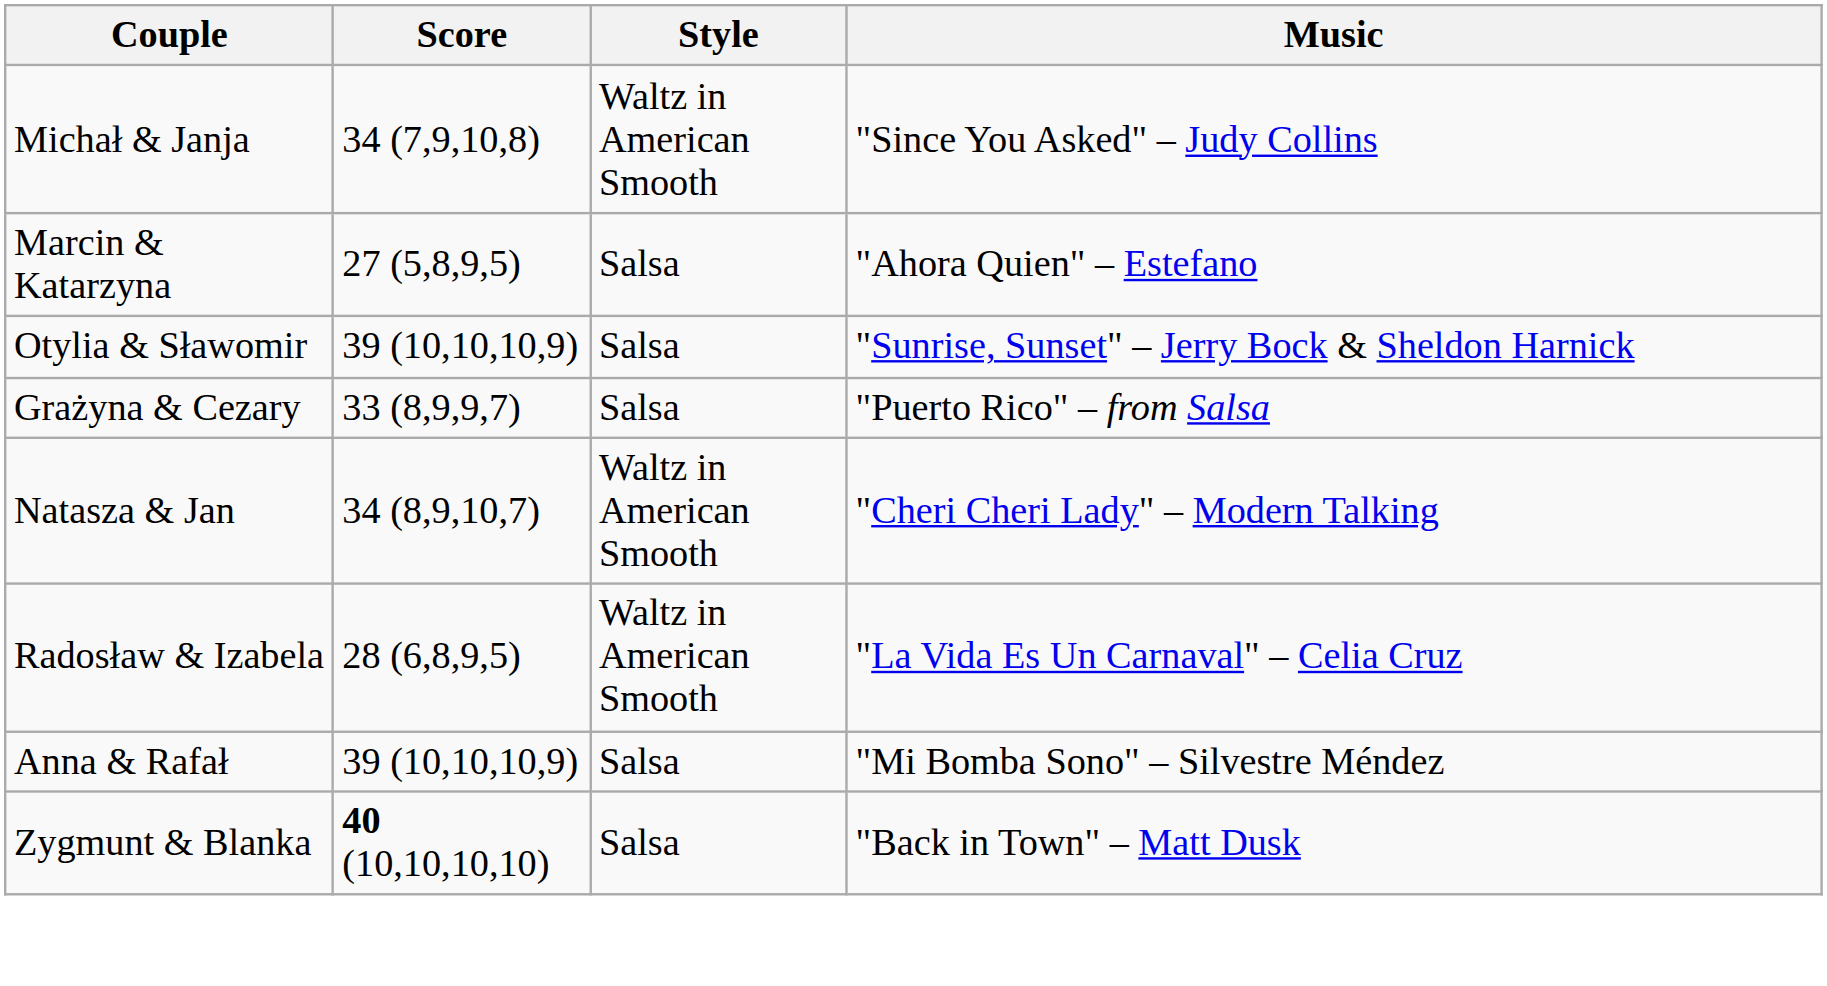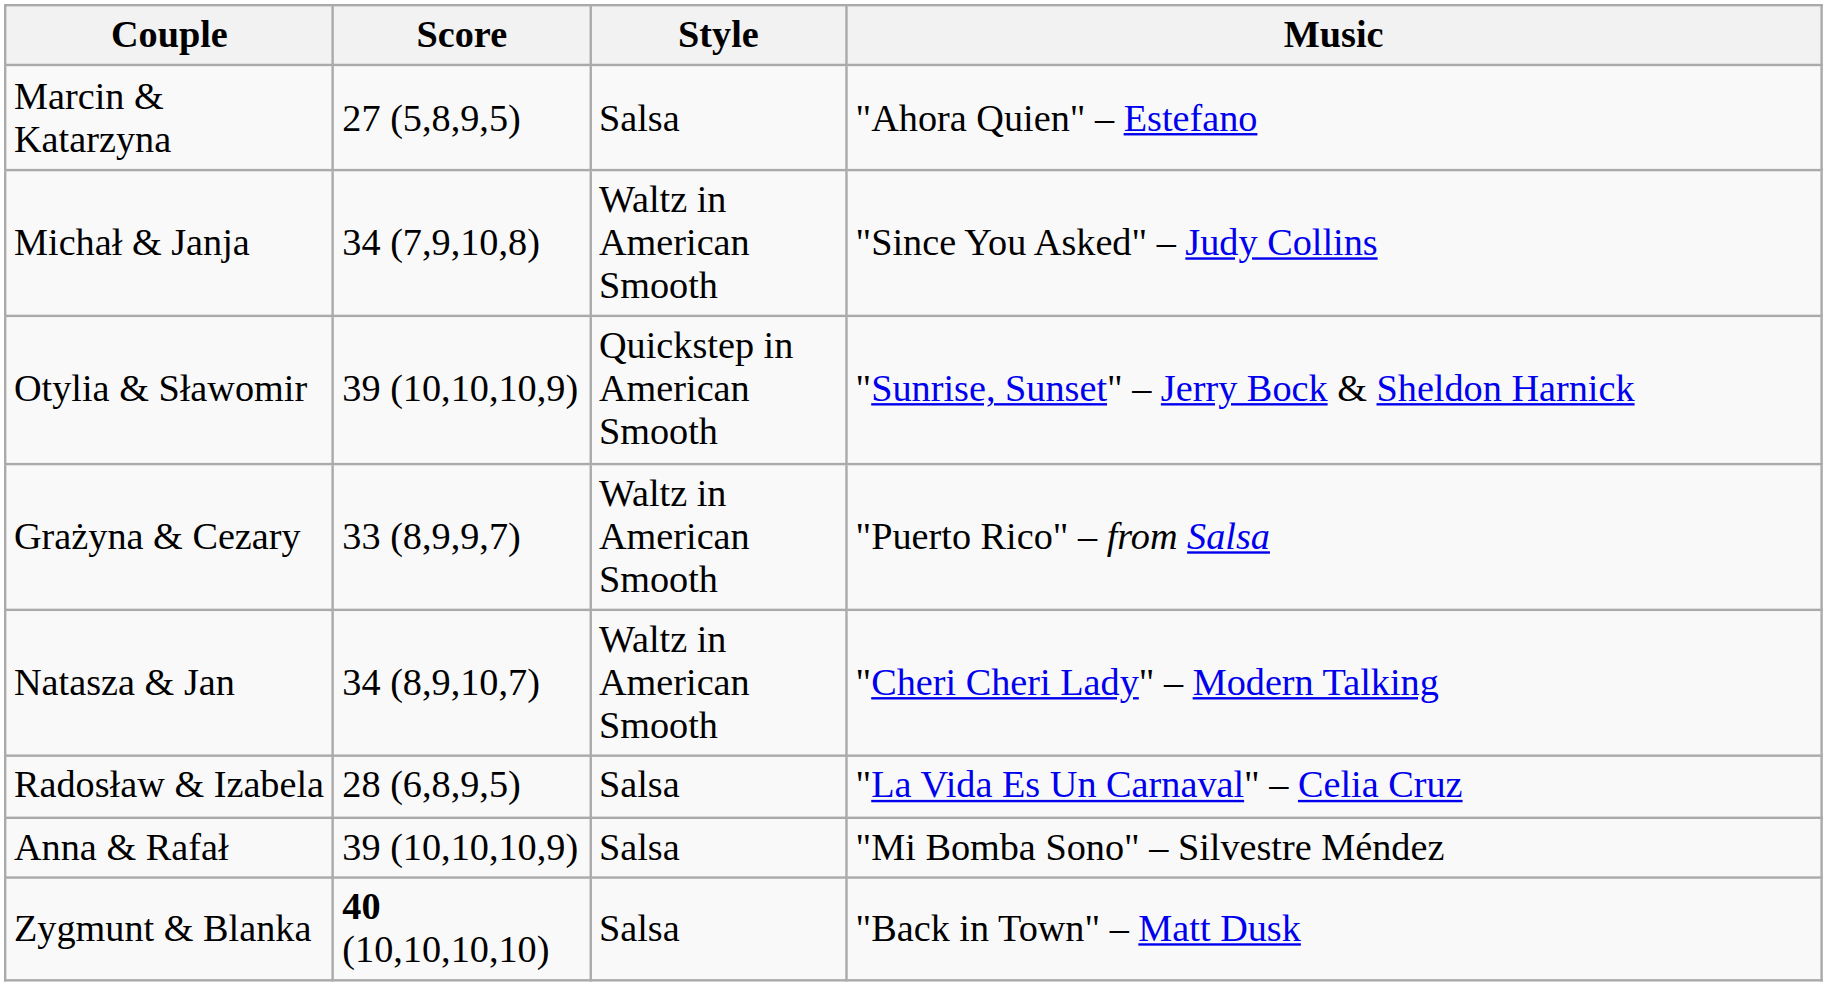rows swapped: (132, 138) <-> (93, 263)
(639, 345) Salsa -> (696, 388) Quickstep in American Smooth
(639, 406) Salsa -> (674, 535) Waltz in American Smooth
(674, 656) Waltz in American Smooth -> (639, 785) Salsa
